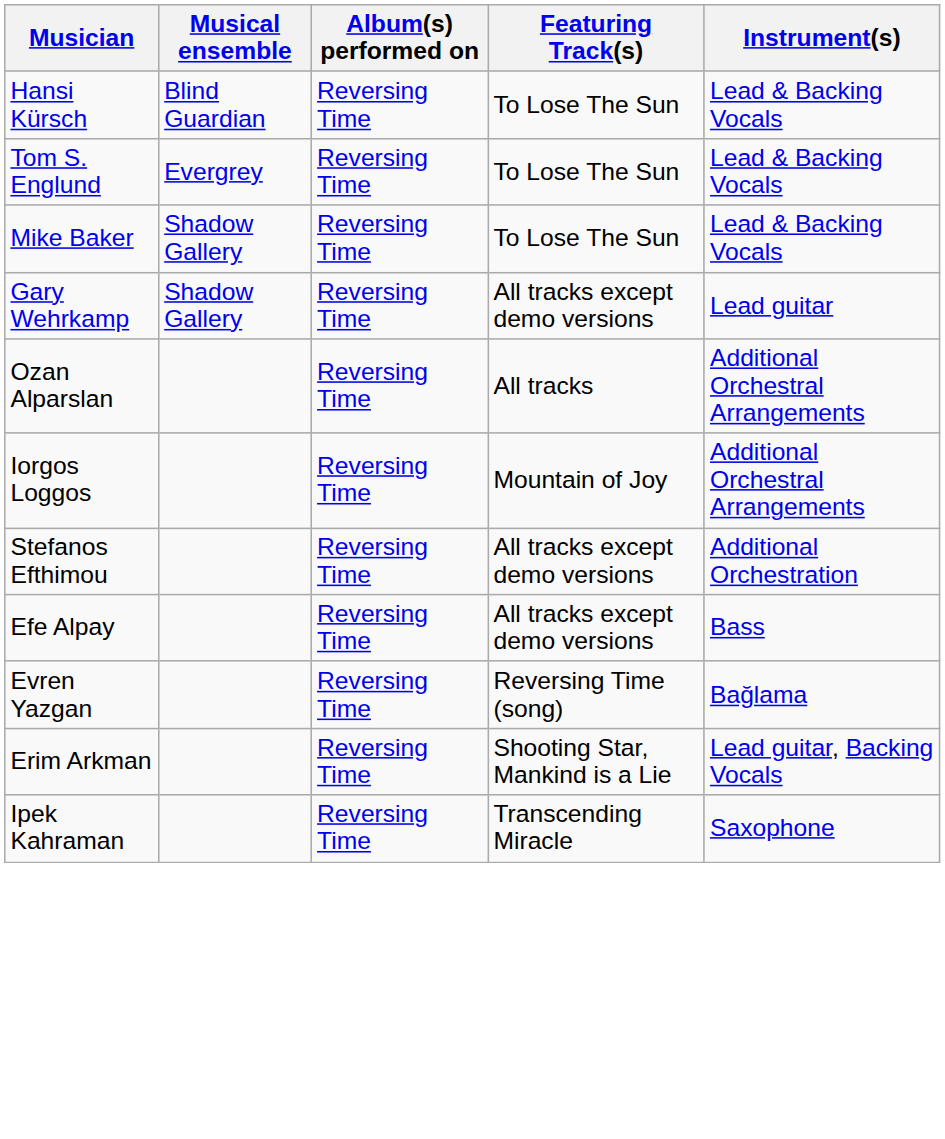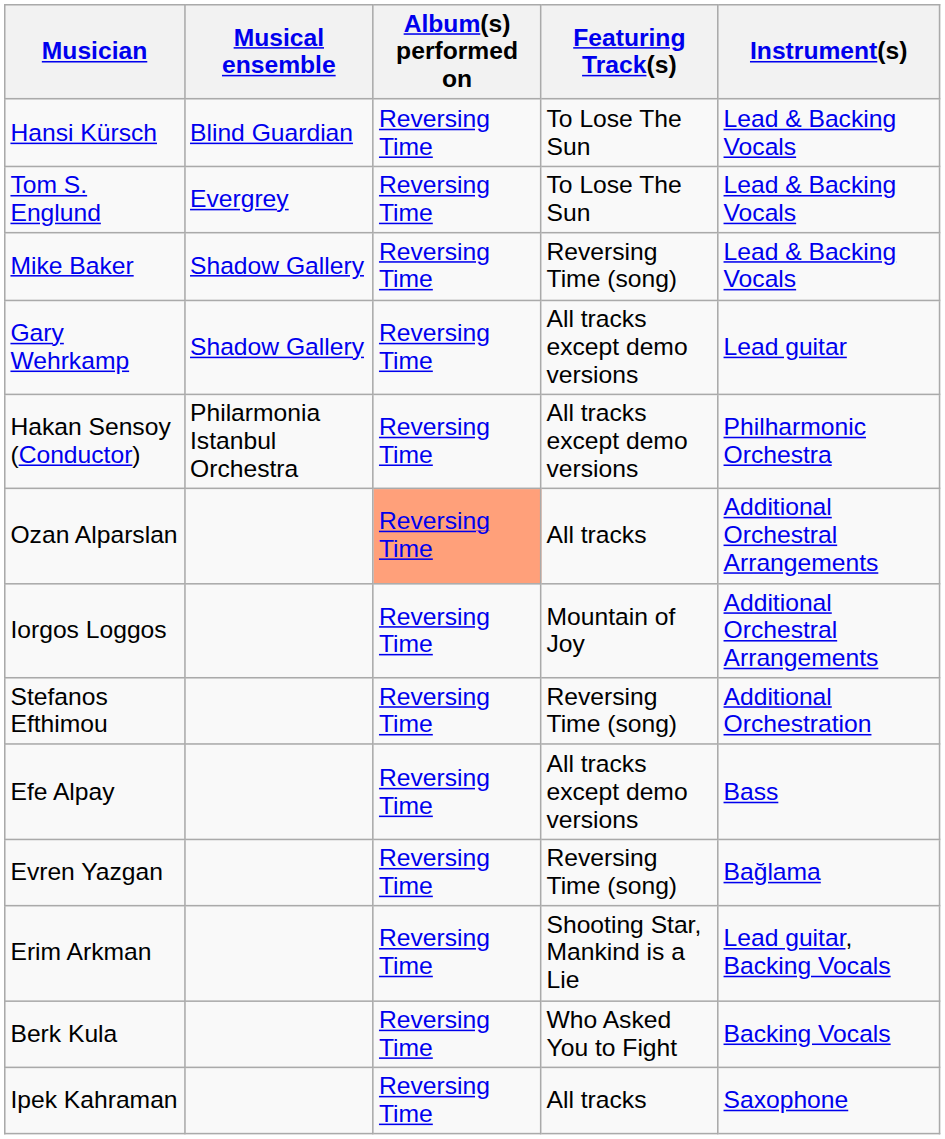(586, 238) To Lose The Sun -> (612, 266) Reversing Time (song)
+ row: (91, 441)
(373, 385) no background -> (434, 535) lightsalmon background
(583, 560) All tracks except demo versions -> (612, 710) Reversing Time (song)
+ row: (64, 1033)
(568, 828) Transcending Miracle -> (596, 1100) All tracks
